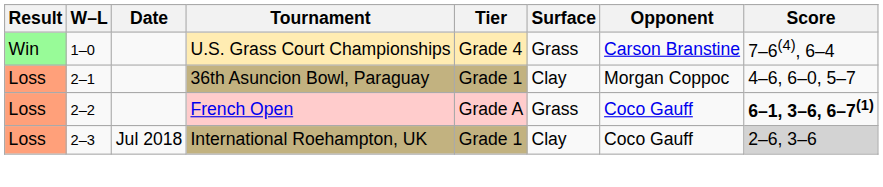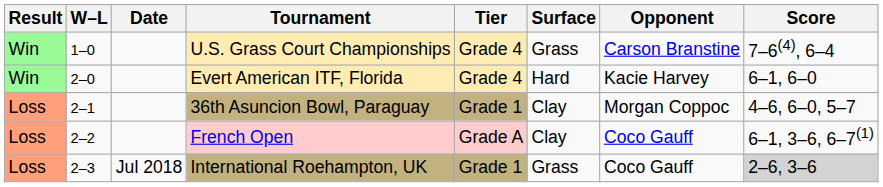+ row: (297, 79)
(555, 109) Grass -> (549, 137) Clay
(811, 109) bold -> (811, 137) normal
(549, 139) Clay -> (555, 167) Grass
